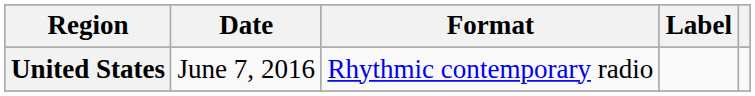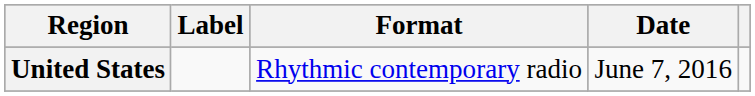columns swapped: (246, 25) <-> (699, 25)
